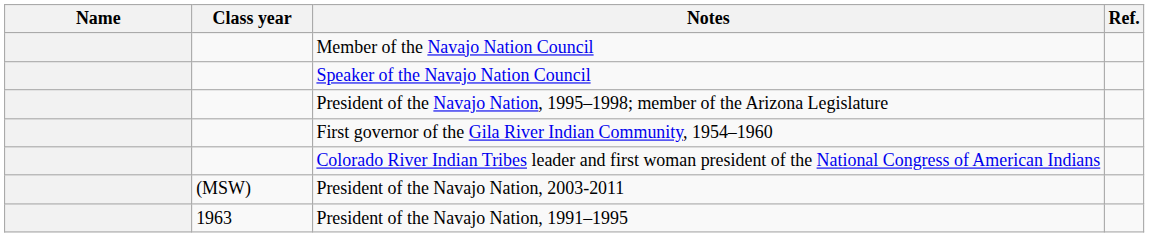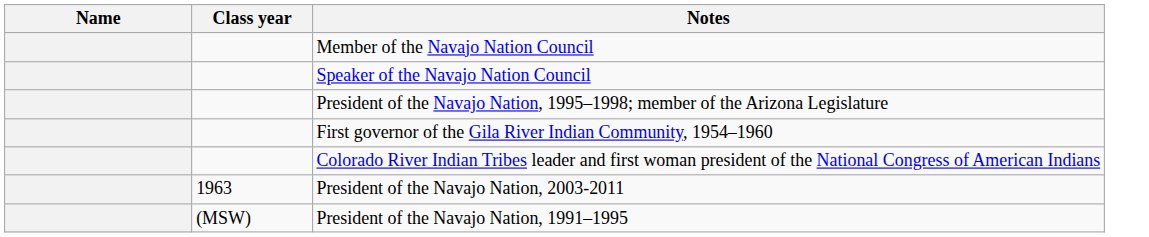- column: (1124, 18)
(224, 189) (MSW) -> (214, 189) 1963
(214, 217) 1963 -> (224, 217) (MSW)
